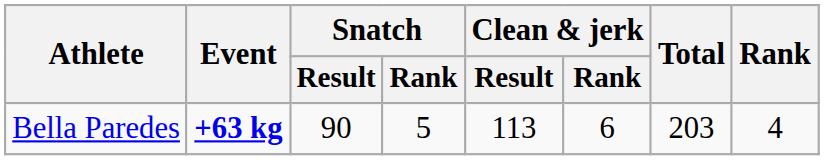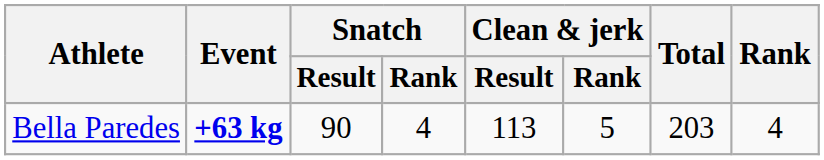(424, 128) 5 -> (424, 128) 4
(607, 128) 6 -> (607, 128) 5
